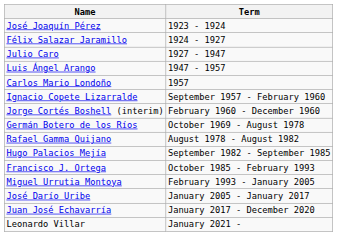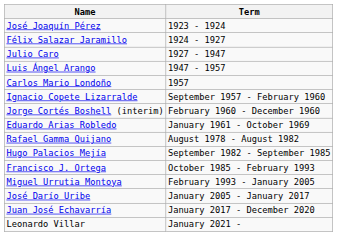+ row: (61, 125)
- row: (72, 125)
